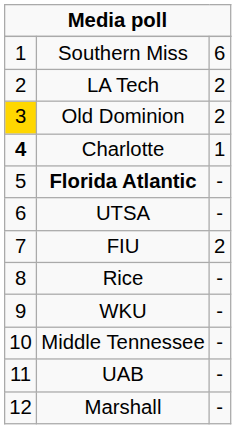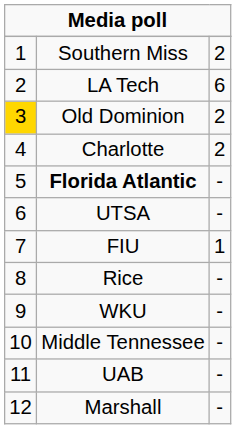(220, 52) 6 -> (220, 52) 2
(220, 85) 2 -> (220, 85) 6
(21, 149) bold -> (21, 149) normal
(220, 149) 1 -> (220, 149) 2
(220, 246) 2 -> (220, 246) 1
